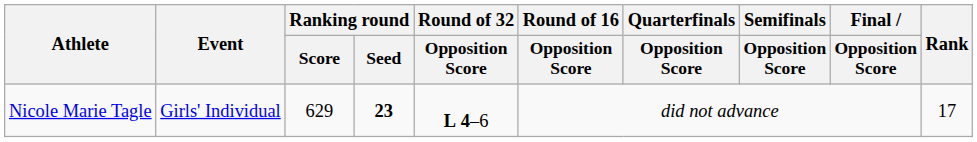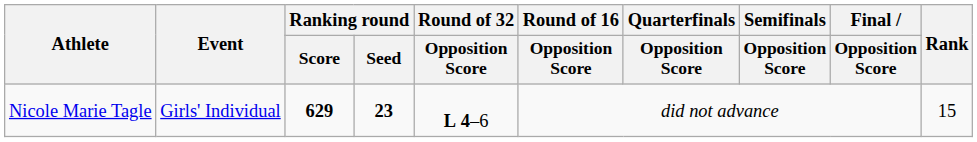(319, 110) normal -> (319, 110) bold
(947, 110) 17 -> (947, 110) 15
